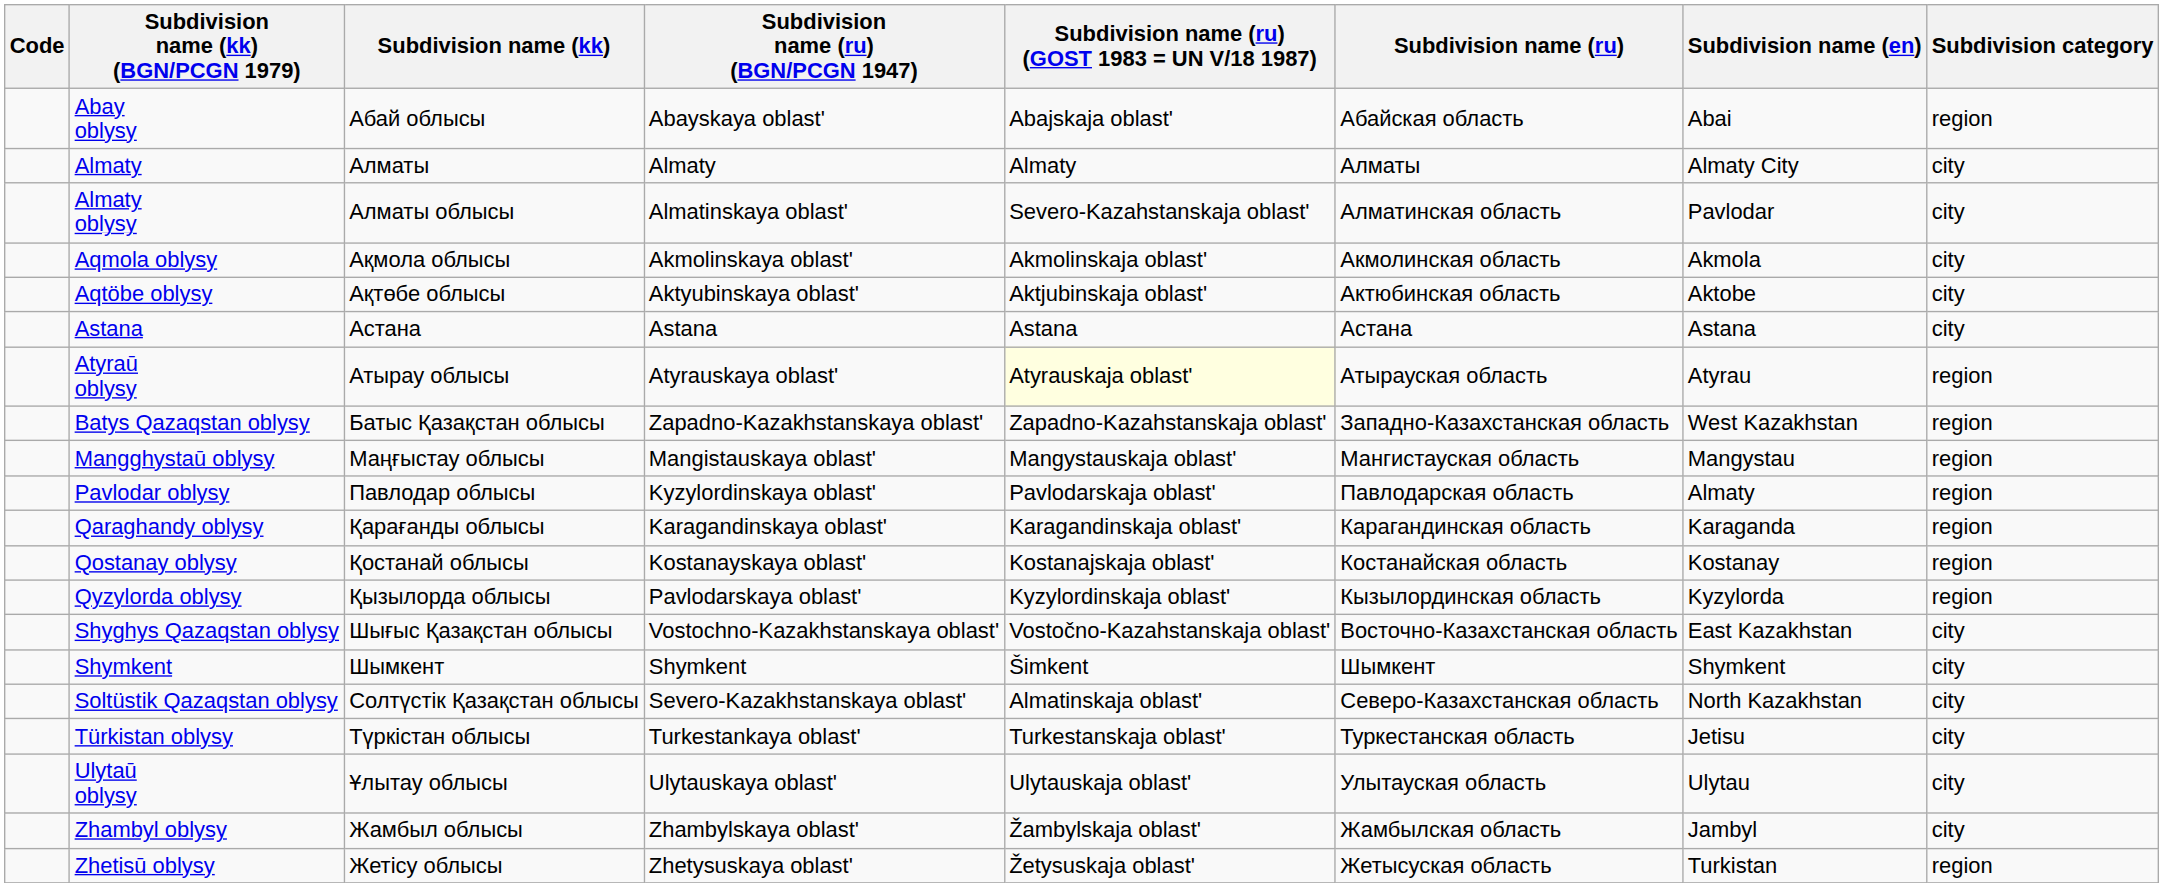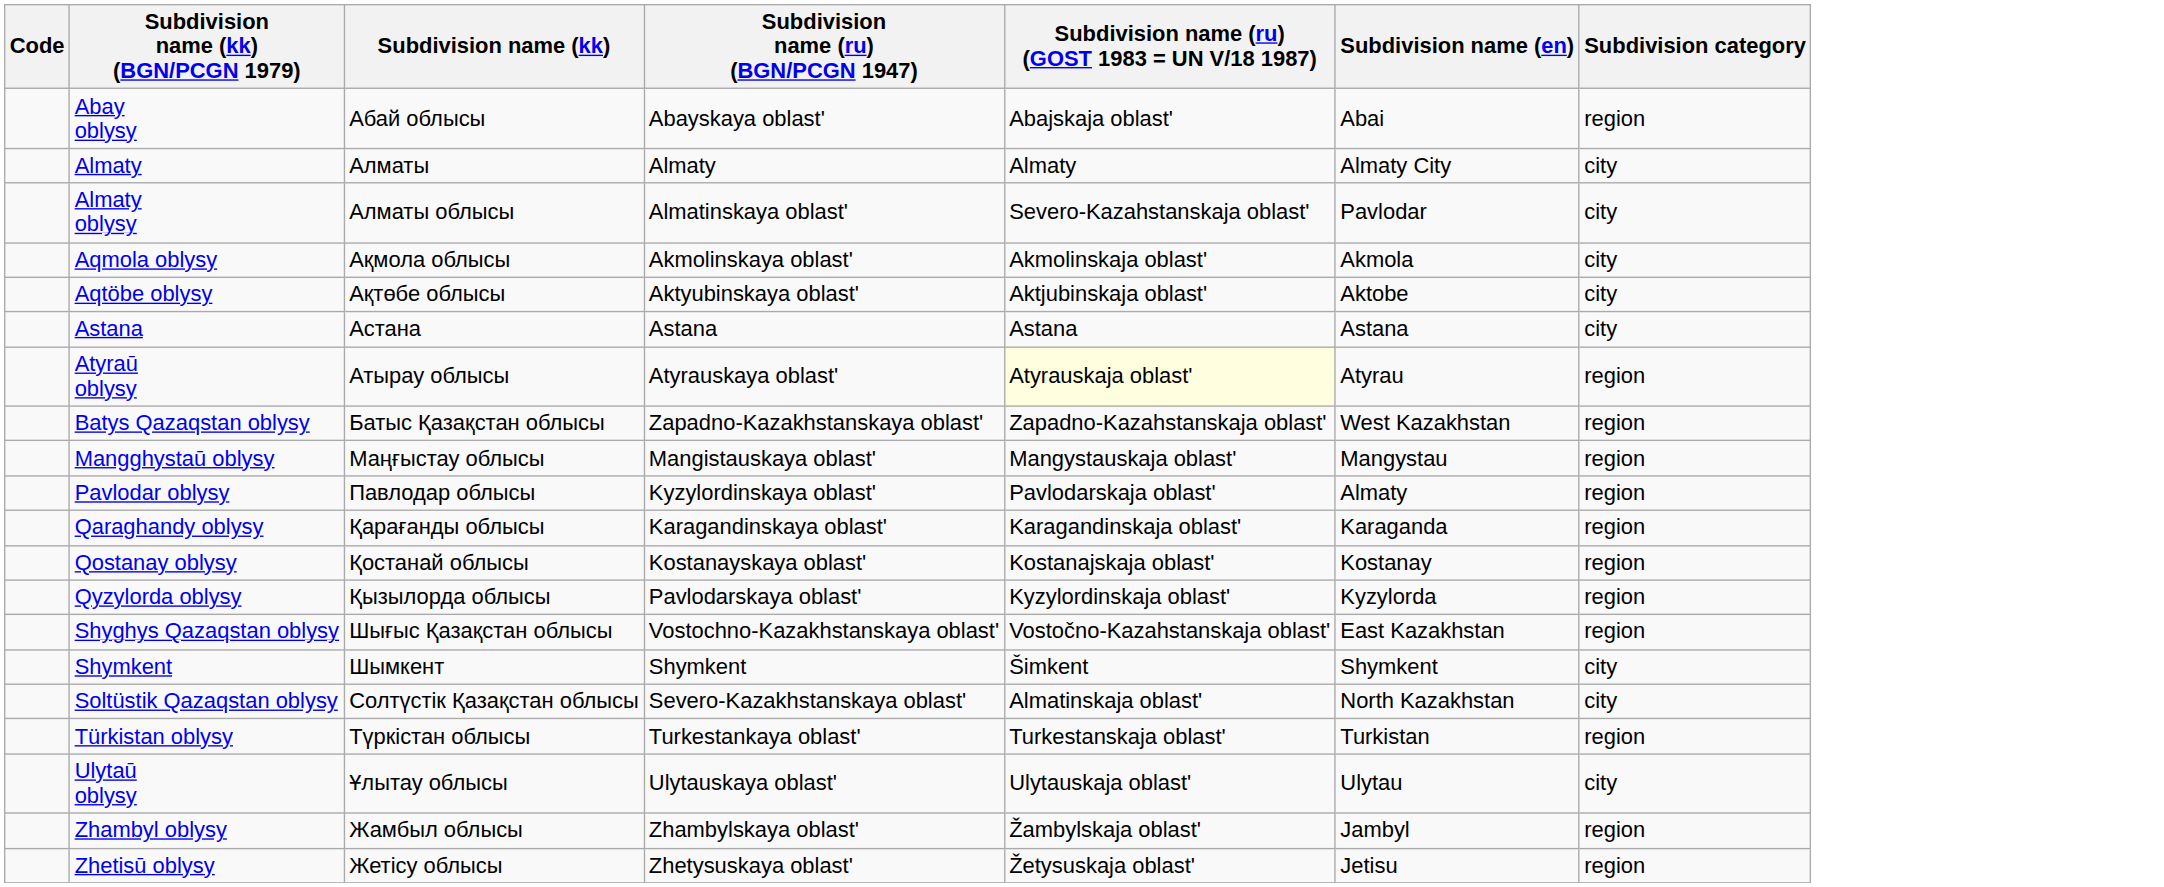- column: (1509, 46)
(1948, 631) city -> (1615, 631) region
(1716, 736) Jetisu -> (1385, 736) Turkistan
(1948, 736) city -> (1615, 736) region
(1948, 830) city -> (1615, 830) region
(1732, 865) Turkistan -> (1369, 865) Jetisu
